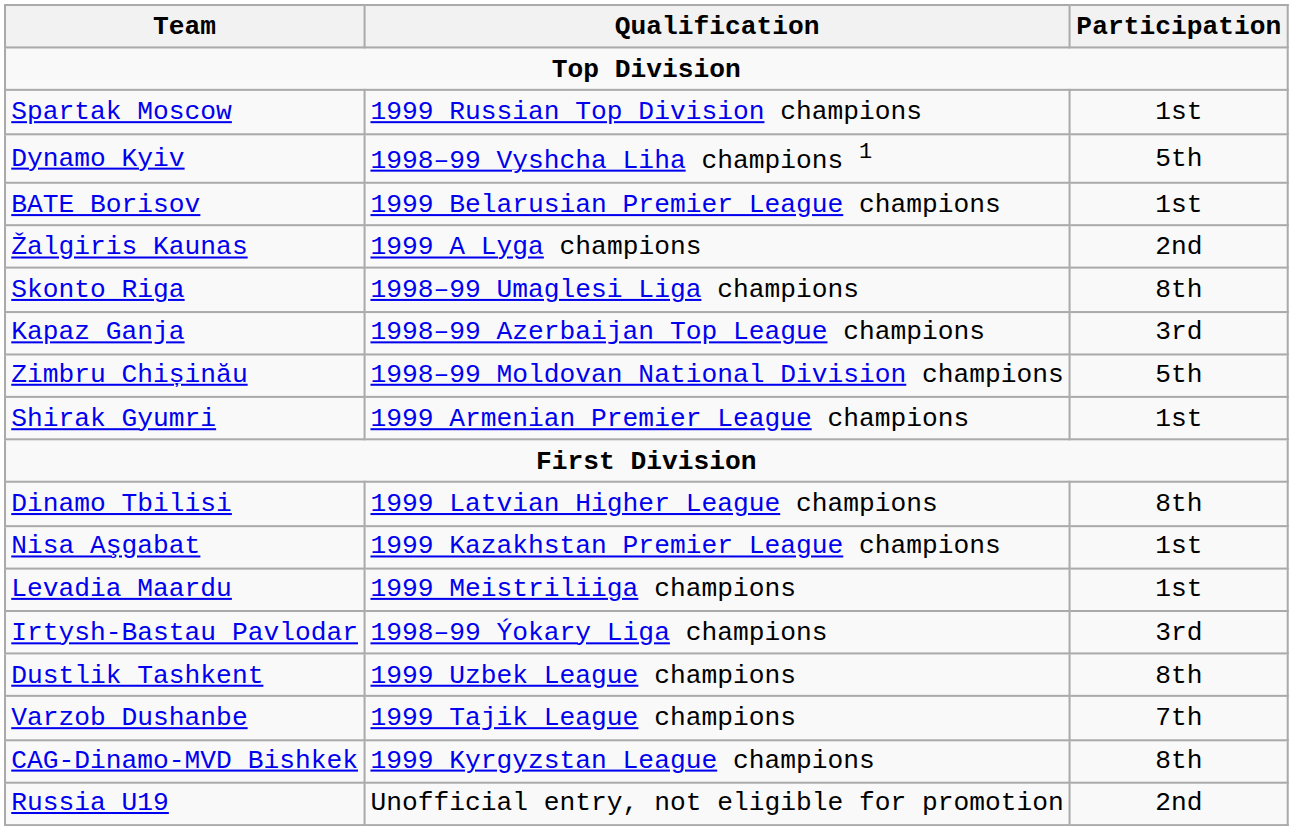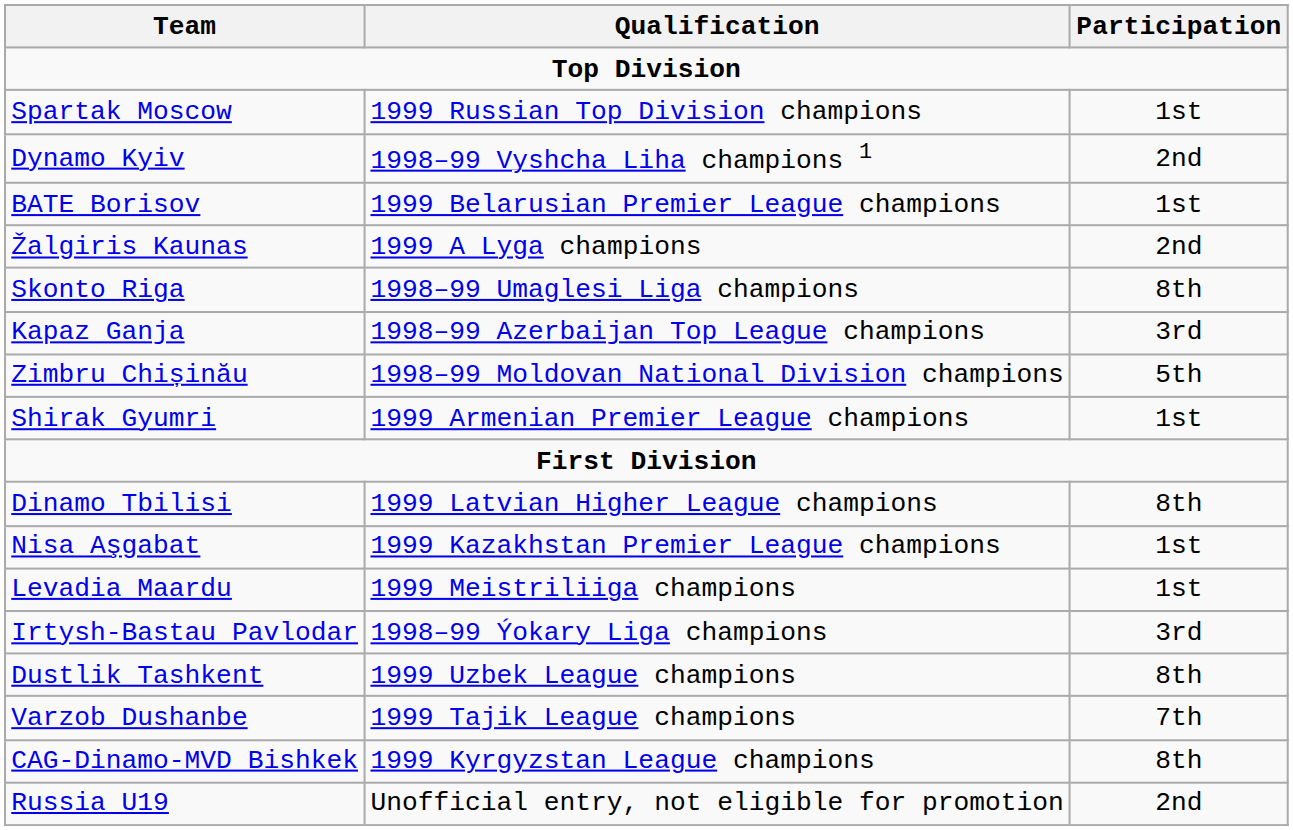(1179, 158) 5th -> (1179, 158) 2nd
